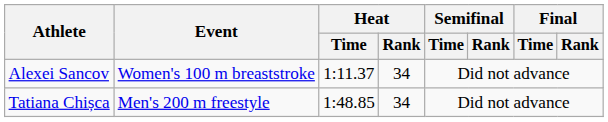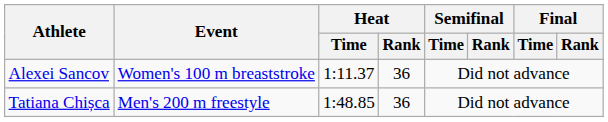(402, 74) 34 -> (402, 74) 36
(402, 102) 34 -> (402, 102) 36
